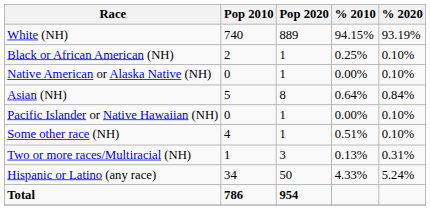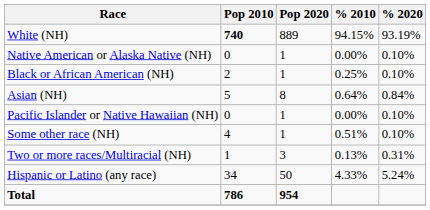(234, 34) normal -> (234, 34) bold
rows swapped: (90, 54) <-> (109, 74)
